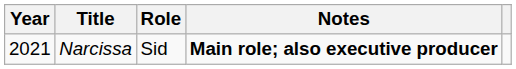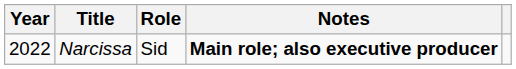(30, 49) 2021 -> (30, 49) 2022
